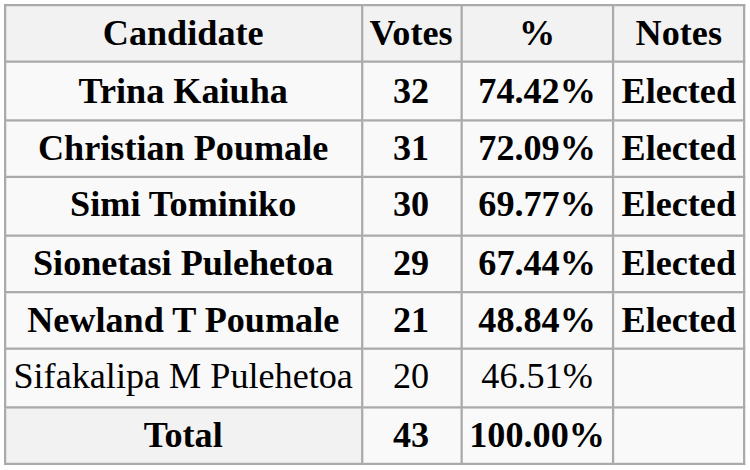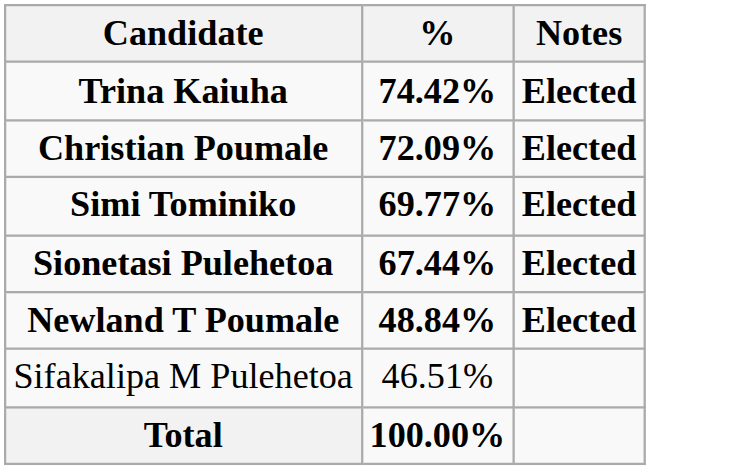- column: (411, 33)
